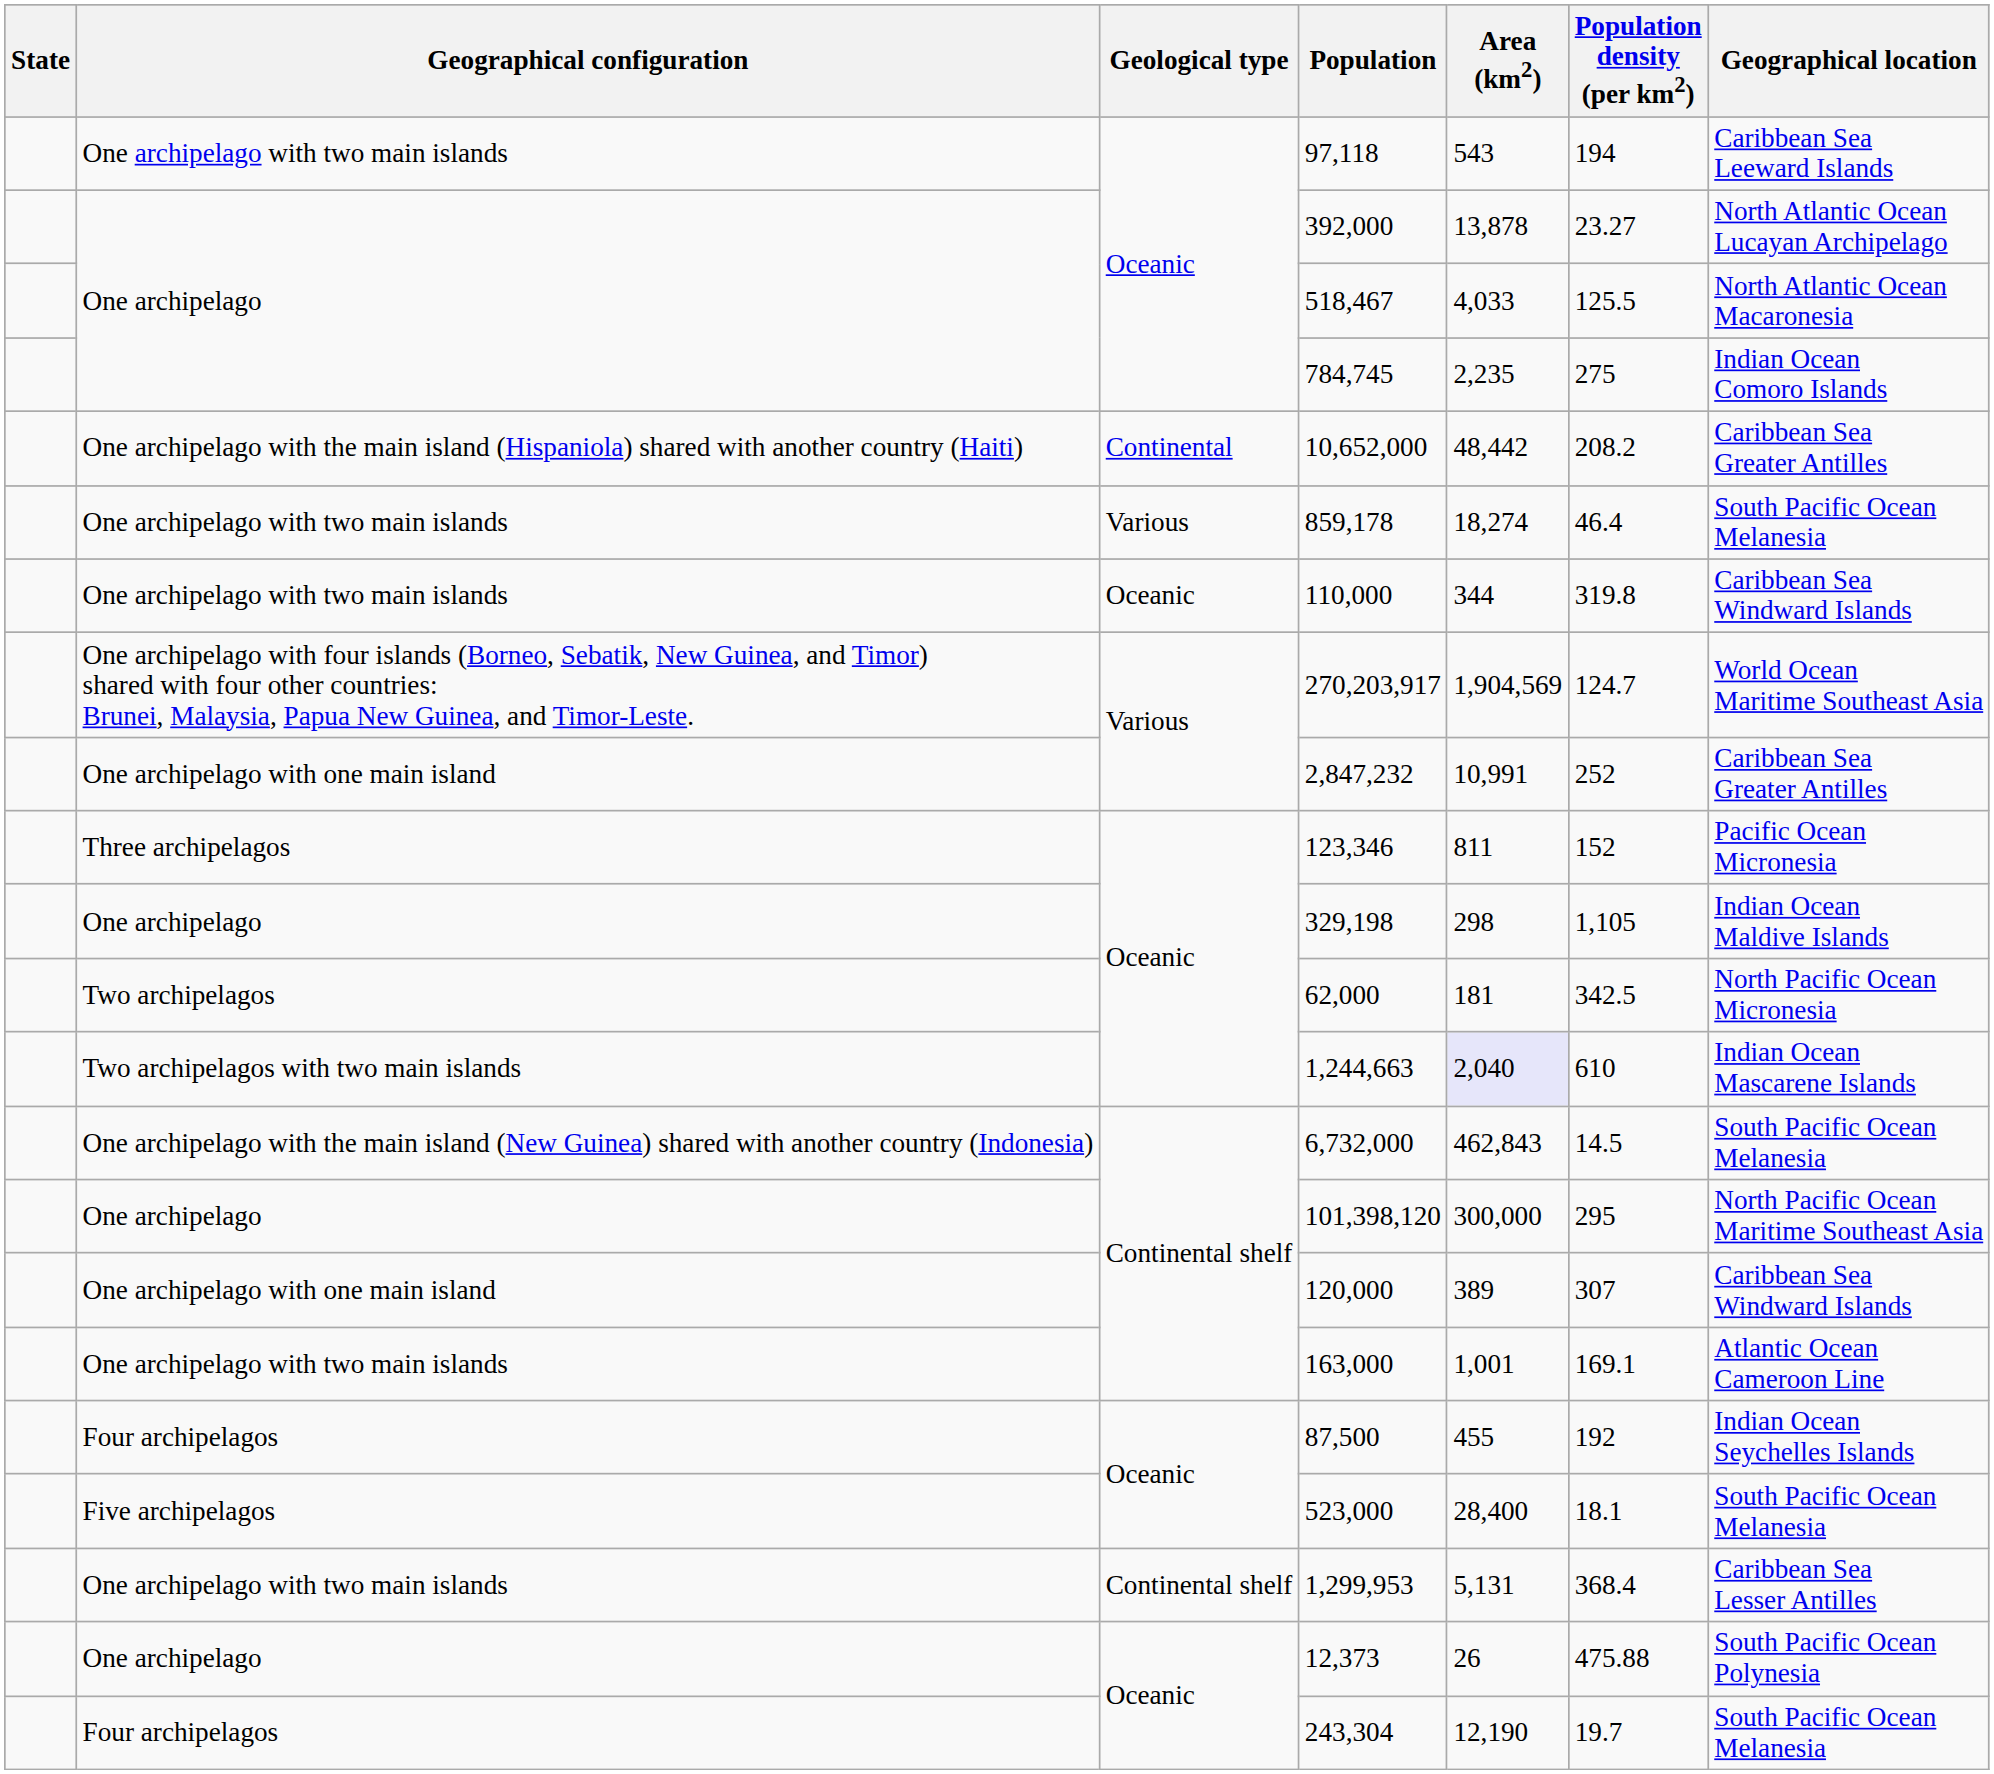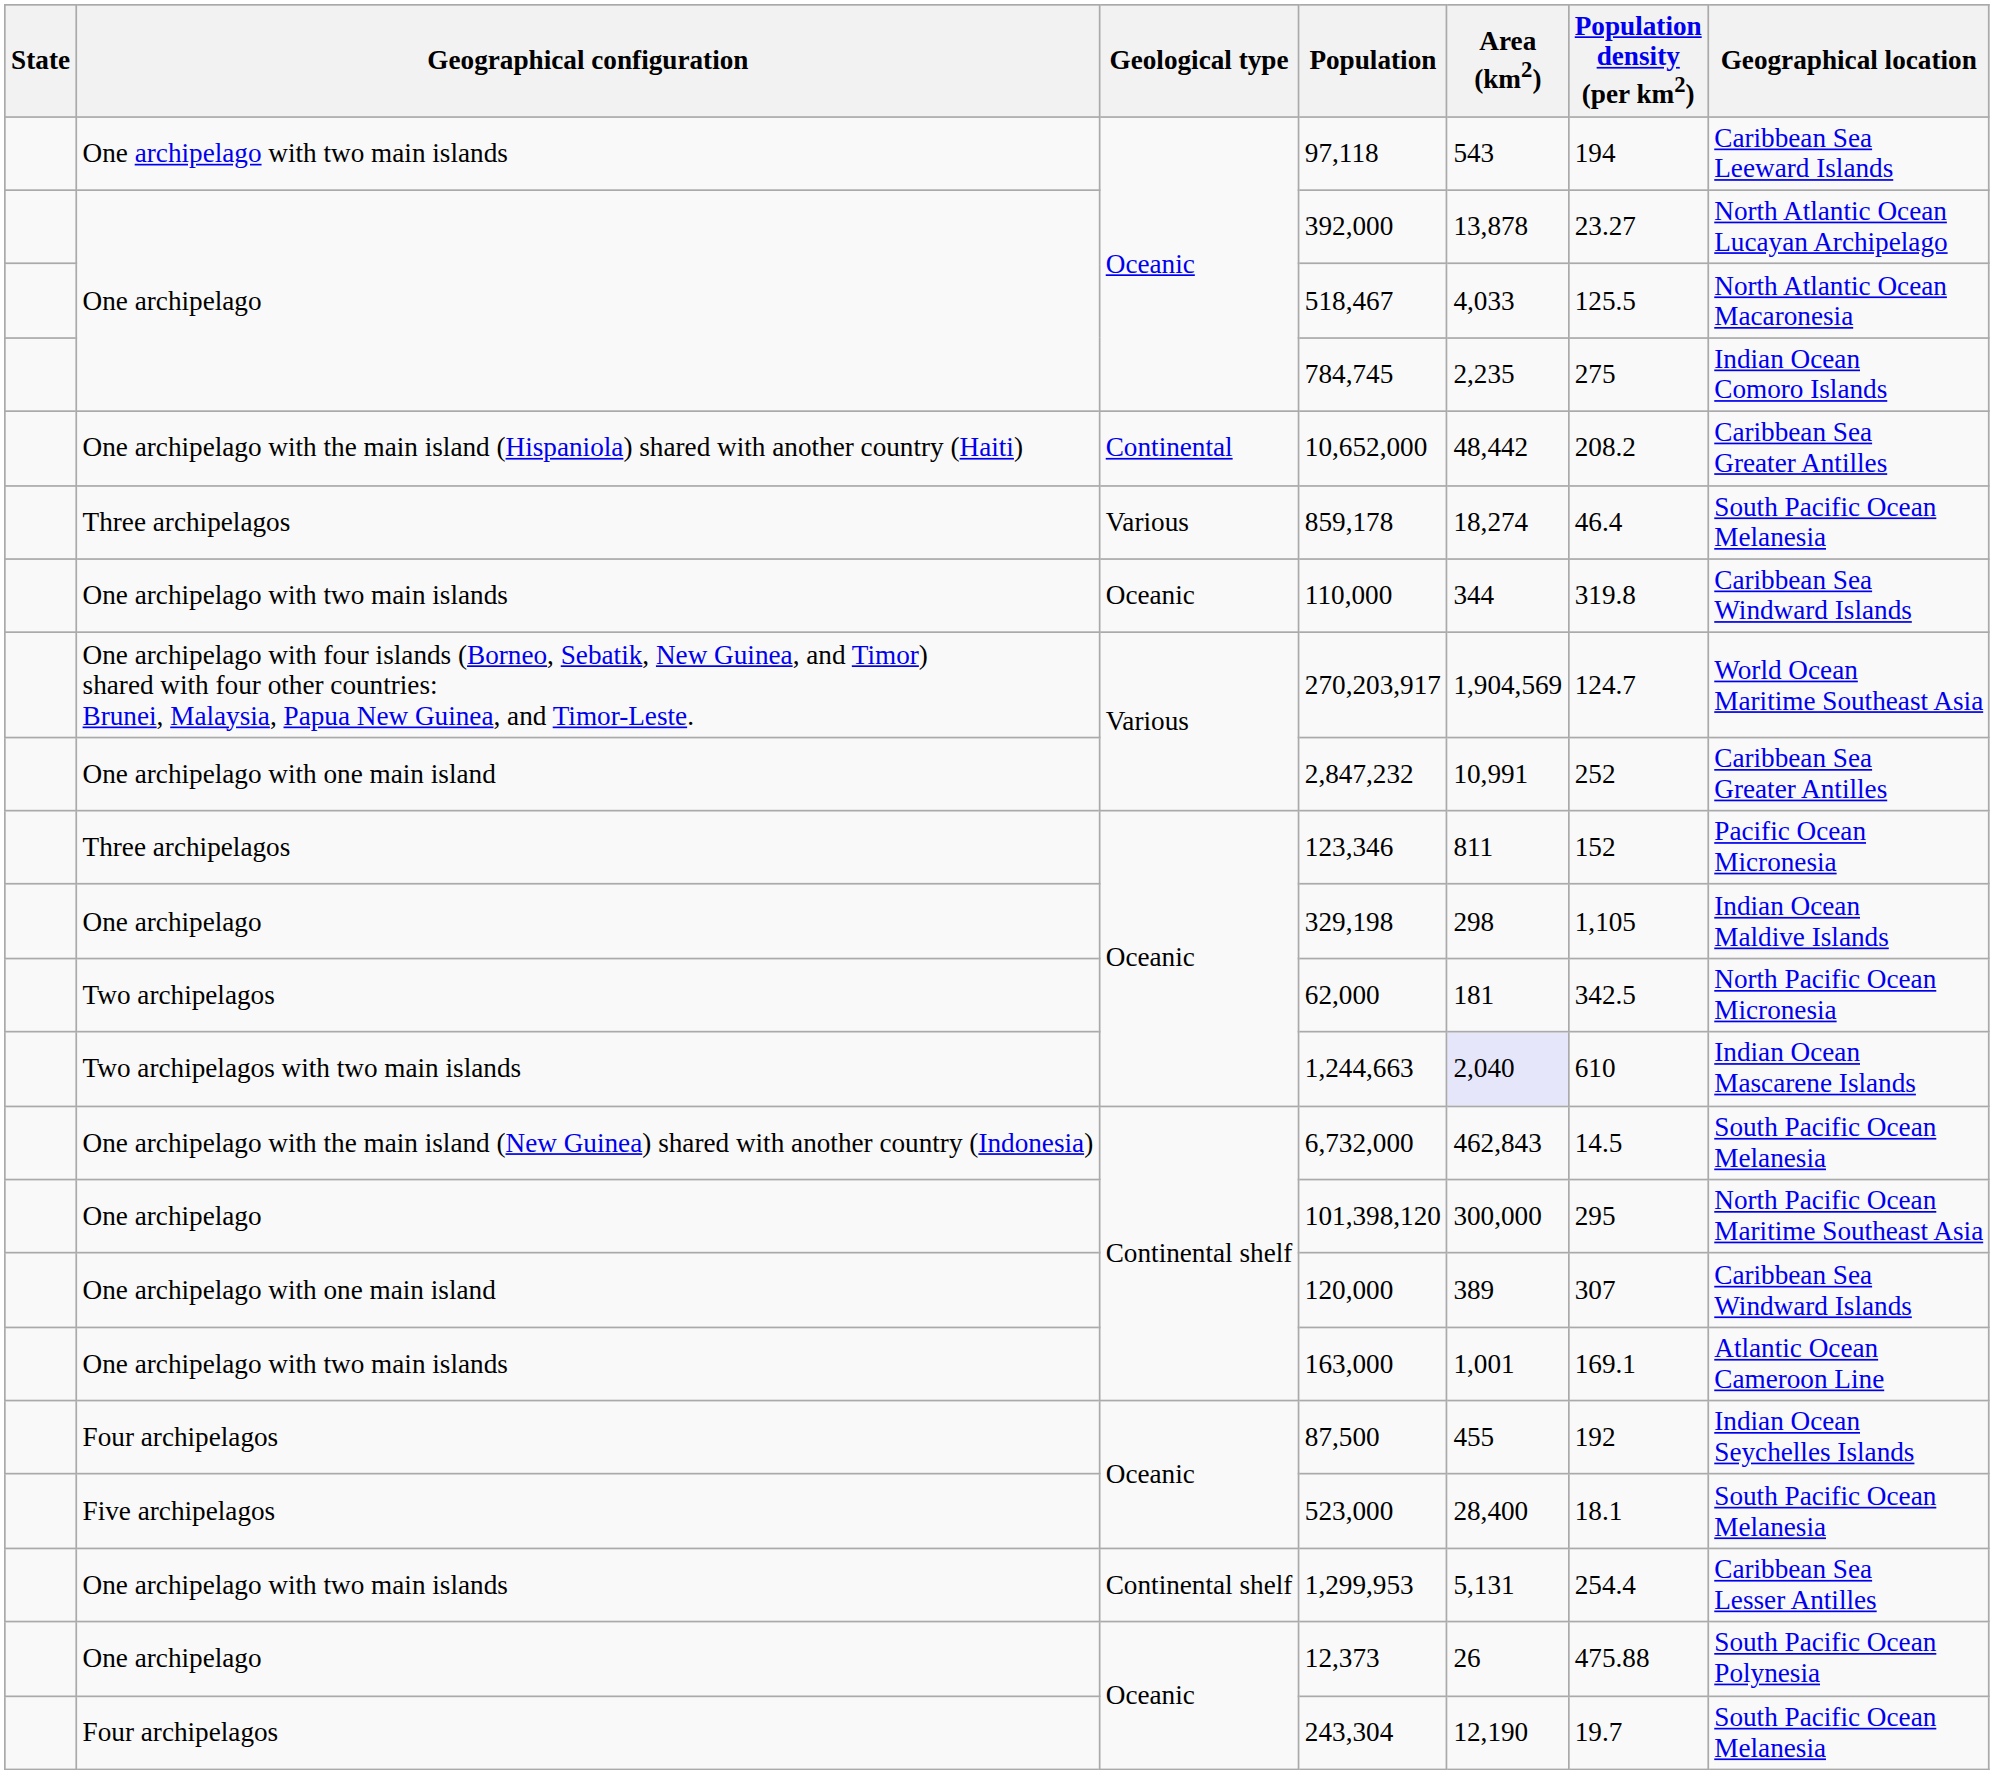(295, 521) One archipelago with two main islands -> (186, 521) Three archipelagos
(1605, 1584) 368.4 -> (1605, 1584) 254.4
